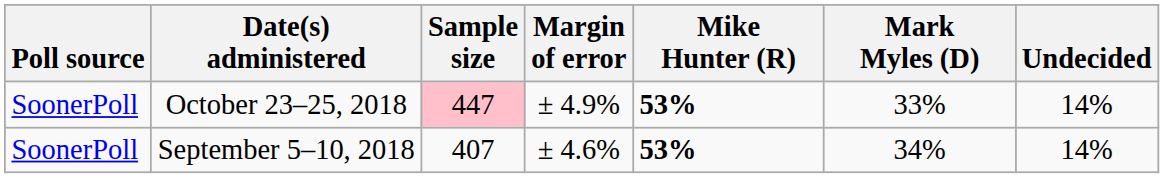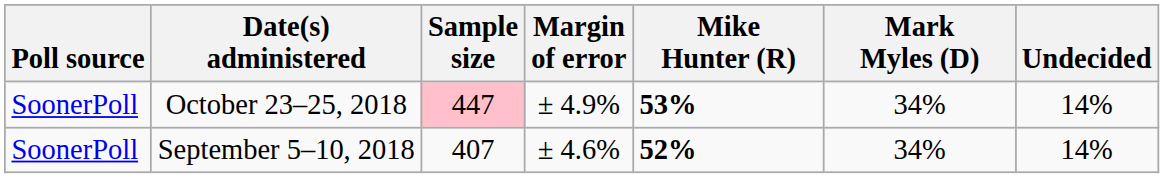(920, 104) 33% -> (920, 104) 34%
(668, 149) 53% -> (668, 149) 52%
